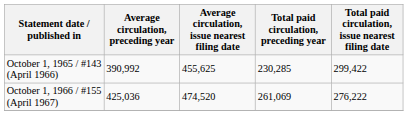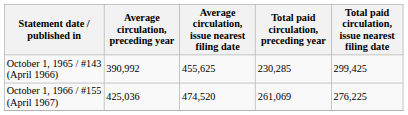(350, 69) 299,422 -> (350, 69) 299,425
(350, 96) 276,222 -> (350, 96) 276,225
